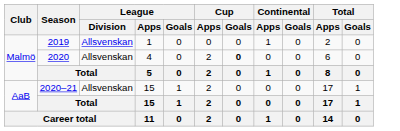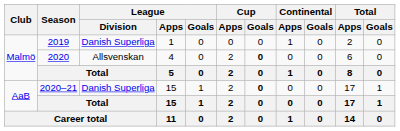(107, 42) Allsvenskan -> (118, 42) Danish Superliga
(107, 88) Allsvenskan -> (118, 88) Danish Superliga
(238, 88) normal -> (260, 88) bold
